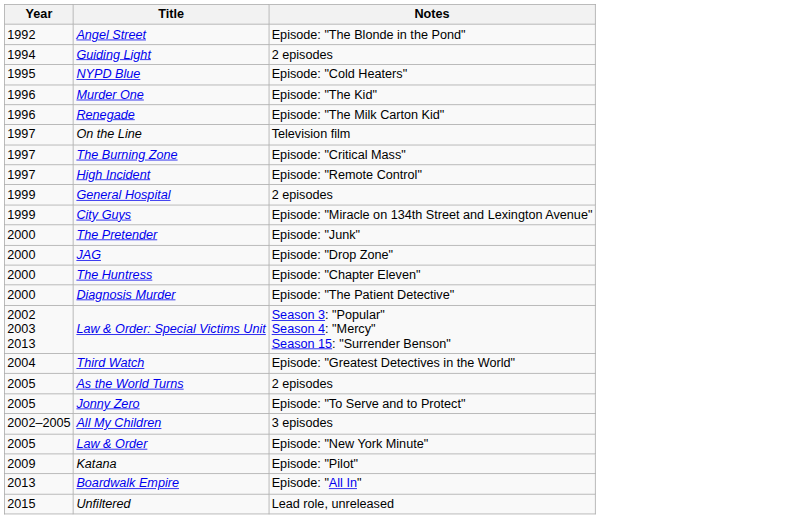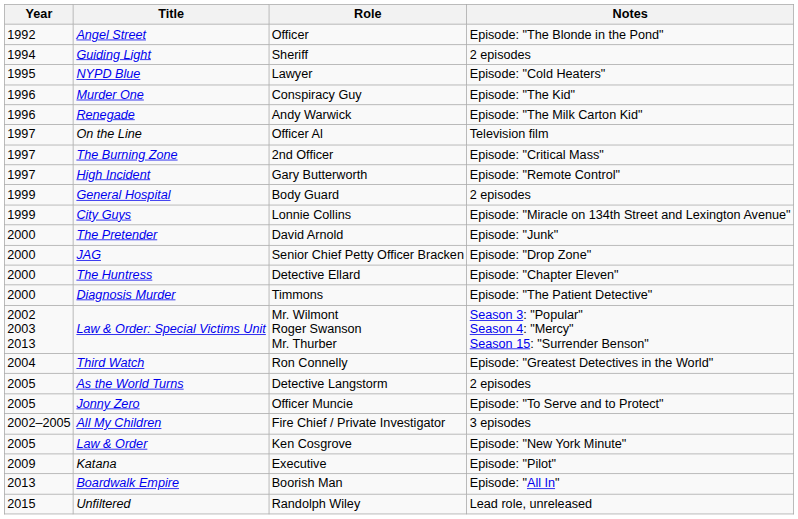+ column: (368, 14)
